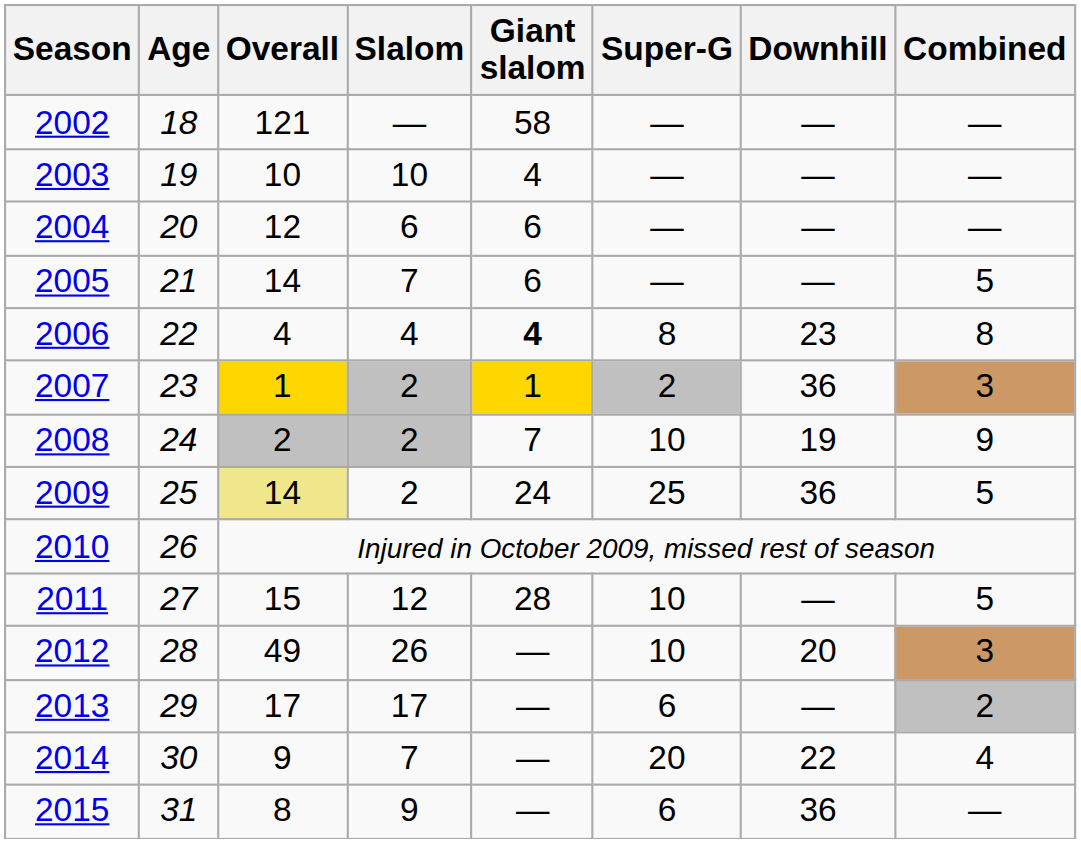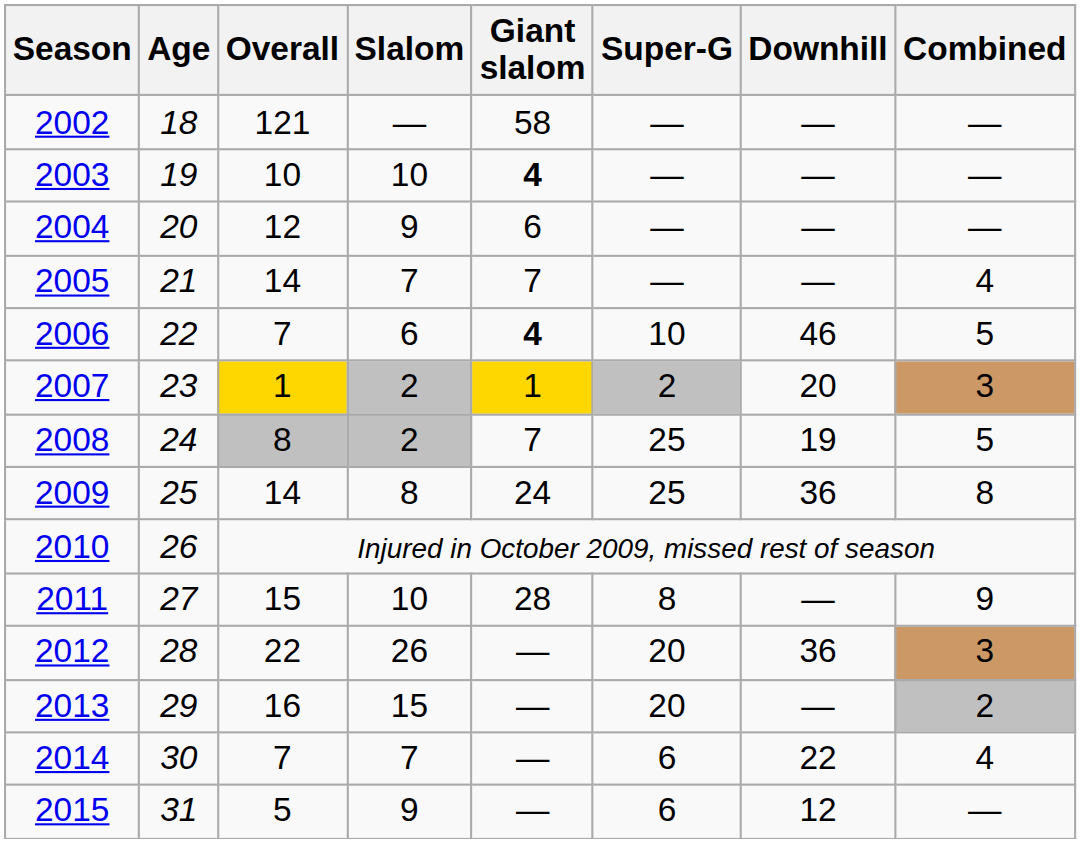(533, 174) normal -> (533, 174) bold
(409, 227) 6 -> (409, 227) 9
(533, 280) 6 -> (533, 280) 7
(985, 280) 5 -> (985, 280) 4
(282, 333) 4 -> (282, 333) 7
(409, 333) 4 -> (409, 333) 6
(667, 333) 8 -> (667, 333) 10
(818, 333) 23 -> (818, 333) 46
(985, 333) 8 -> (985, 333) 5
(818, 386) 36 -> (818, 386) 20
(282, 439) 2 -> (282, 439) 8
(667, 439) 10 -> (667, 439) 25
(985, 439) 9 -> (985, 439) 5
(282, 492) khaki background -> (282, 492) no background
(409, 492) 2 -> (409, 492) 8
(985, 492) 5 -> (985, 492) 8
(409, 598) 12 -> (409, 598) 10
(667, 598) 10 -> (667, 598) 8
(985, 598) 5 -> (985, 598) 9
(282, 652) 49 -> (282, 652) 22
(667, 652) 10 -> (667, 652) 20
(818, 652) 20 -> (818, 652) 36
(282, 705) 17 -> (282, 705) 16
(409, 705) 17 -> (409, 705) 15
(667, 705) 6 -> (667, 705) 20
(282, 758) 9 -> (282, 758) 7
(667, 758) 20 -> (667, 758) 6
(282, 811) 8 -> (282, 811) 5
(818, 811) 36 -> (818, 811) 12
